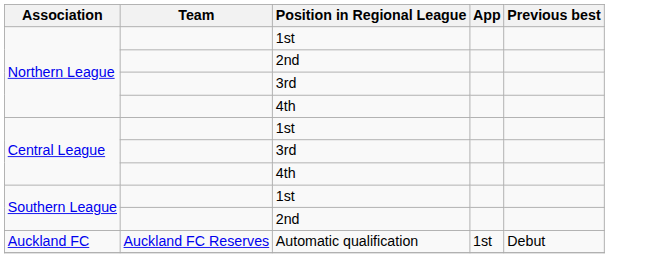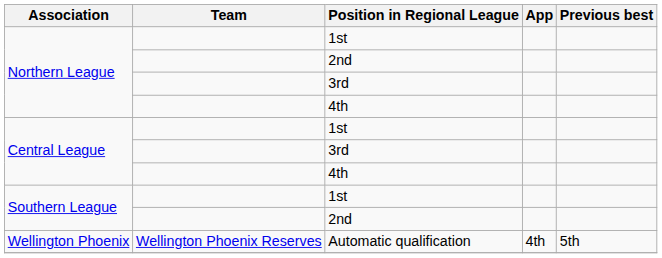- row: (48, 241)
+ row: (69, 241)
